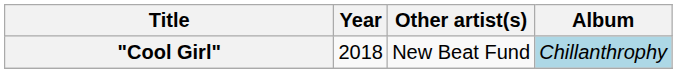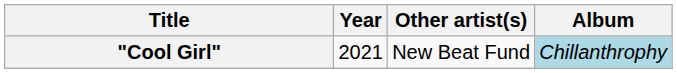(361, 52) 2018 -> (361, 52) 2021
